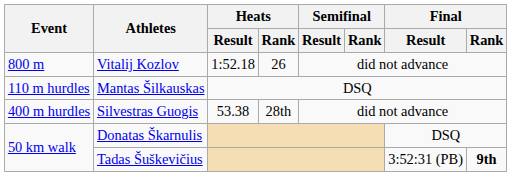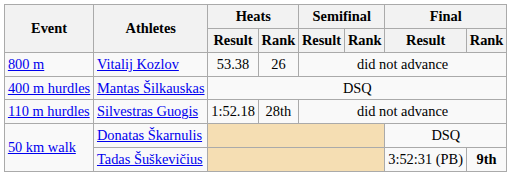(233, 64) 1:52.18 -> (233, 64) 53.38
(49, 88) 110 m hurdles -> (49, 88) 400 m hurdles
(49, 111) 400 m hurdles -> (49, 111) 110 m hurdles
(233, 111) 53.38 -> (233, 111) 1:52.18
